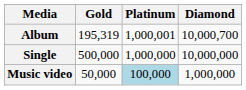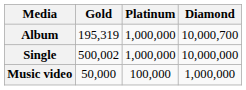(150, 34) 1,000,001 -> (150, 34) 1,000,000
(99, 54) 500,000 -> (99, 54) 500,002
(150, 74) lightblue background -> (150, 74) no background
